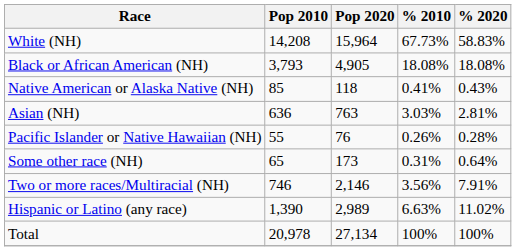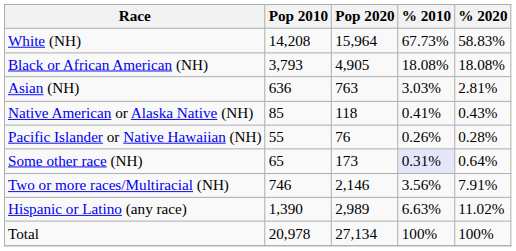rows swapped: (131, 88) <-> (44, 112)
(421, 161) no background -> (421, 161) lavender background
